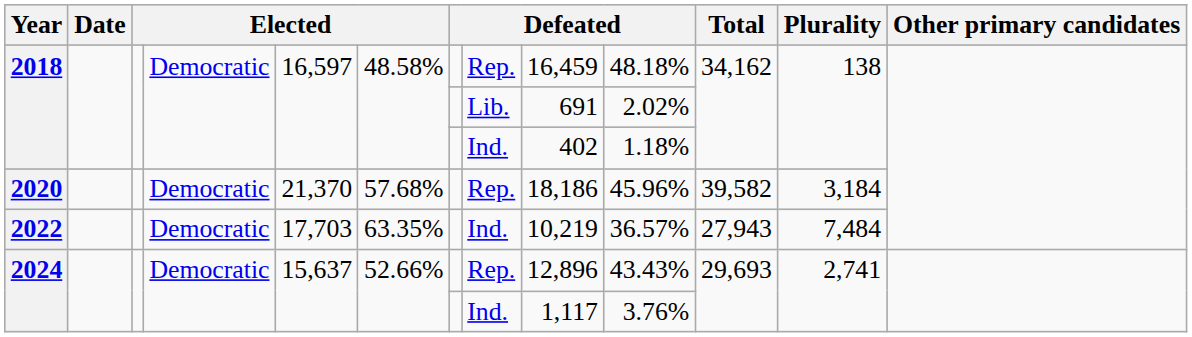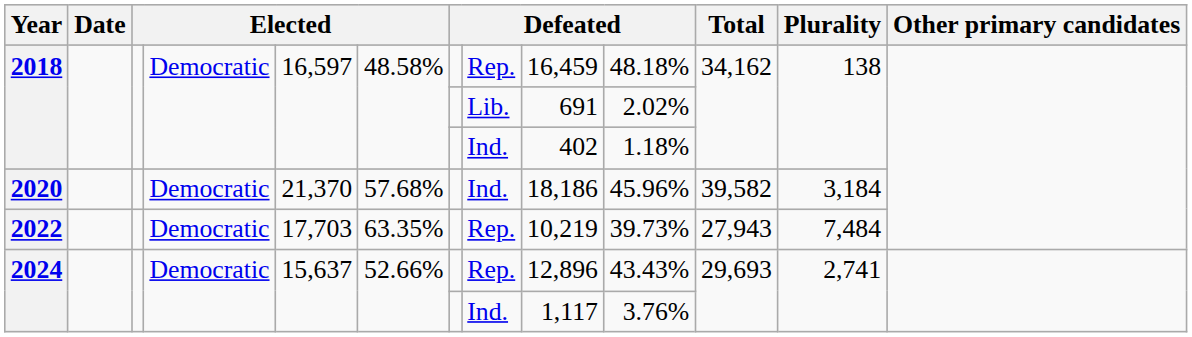(491, 188) Rep. -> (488, 188) Ind.
(488, 229) Ind. -> (491, 229) Rep.
(650, 229) 36.57% -> (650, 229) 39.73%
